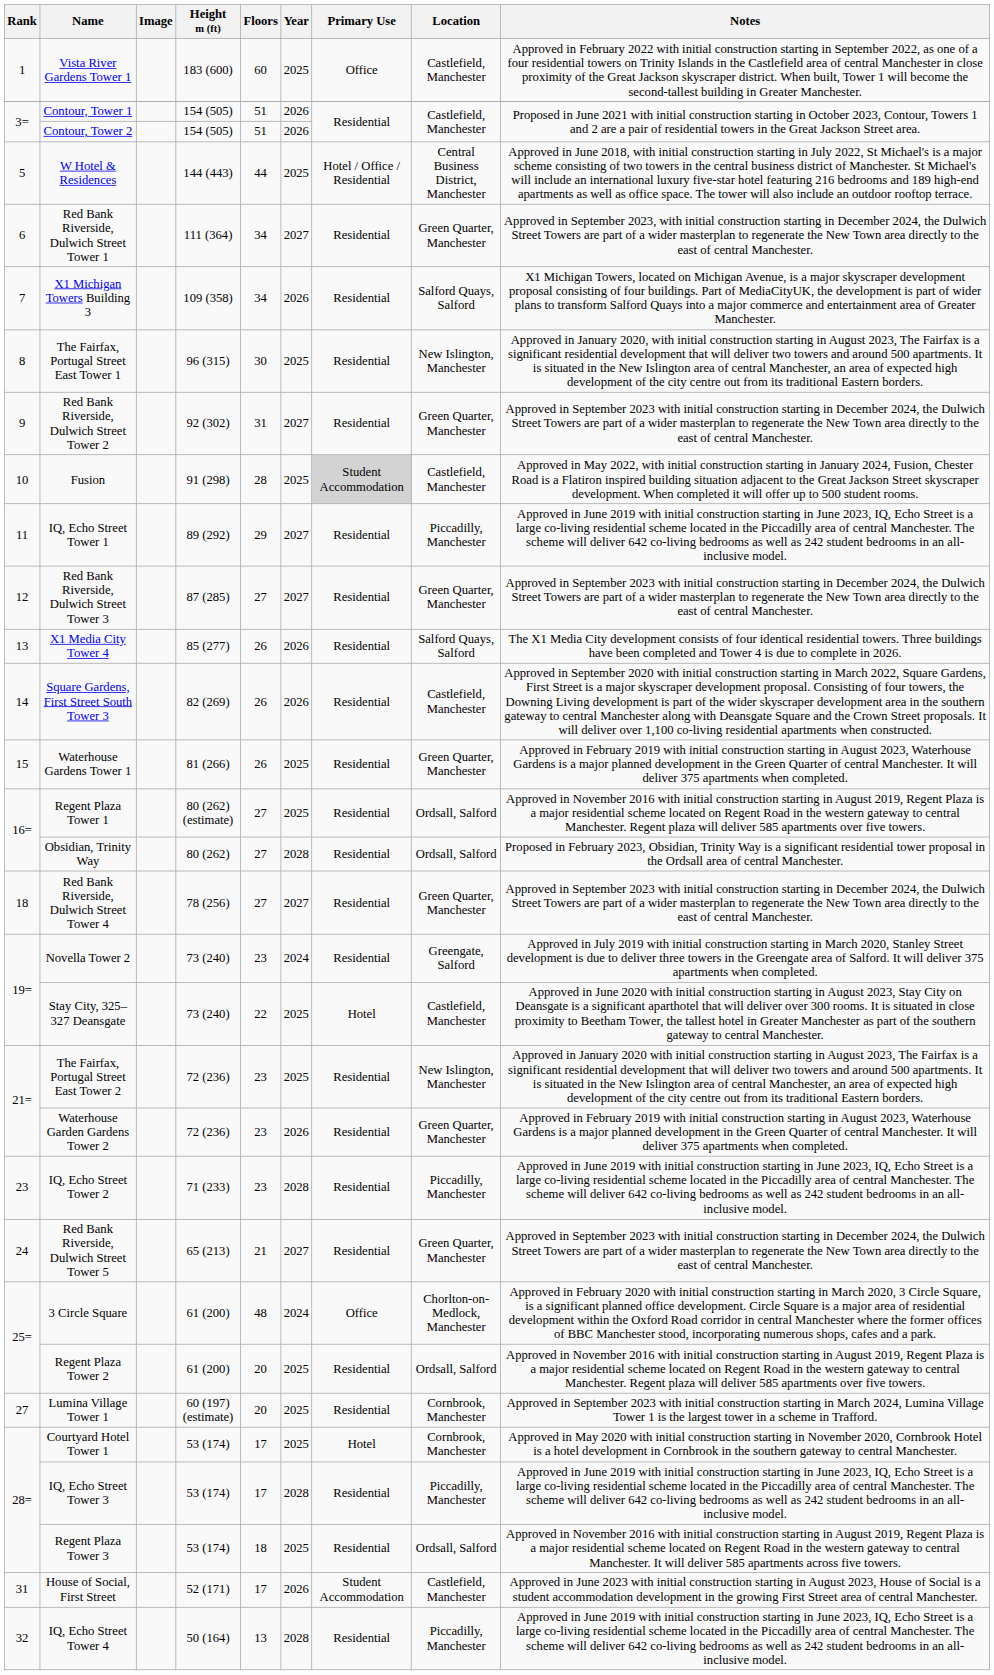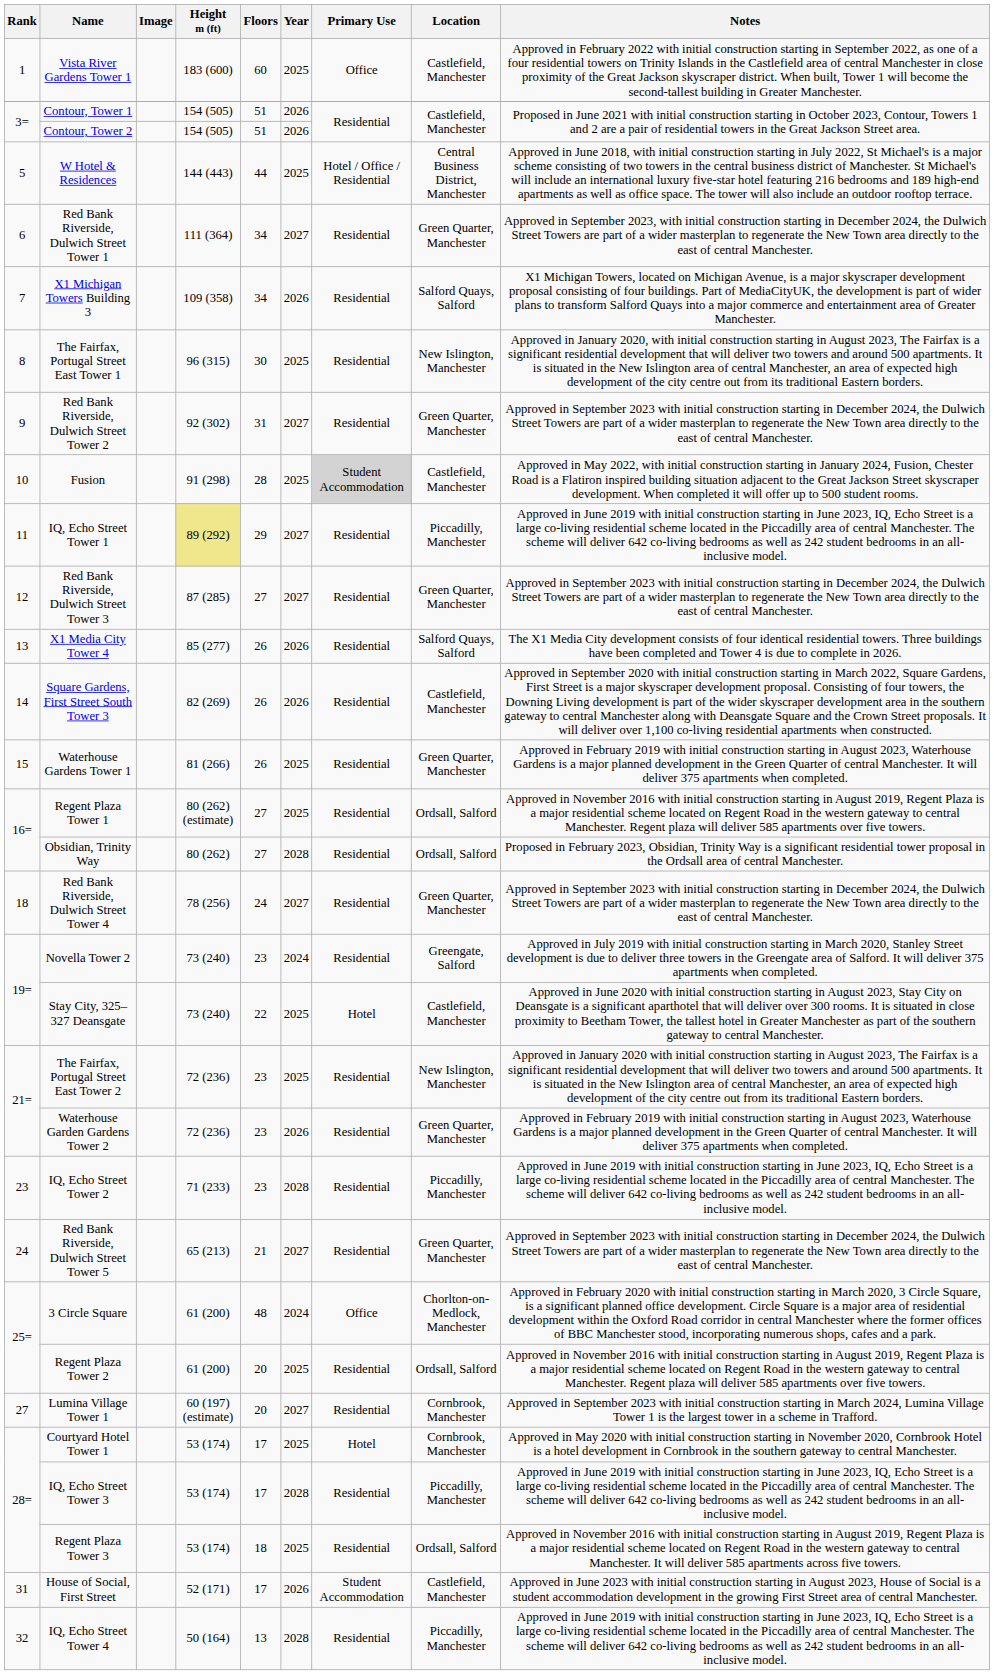(208, 534) no background -> (208, 534) khaki background
(261, 902) 27 -> (261, 902) 24
(296, 1410) 2025 -> (296, 1410) 2027
